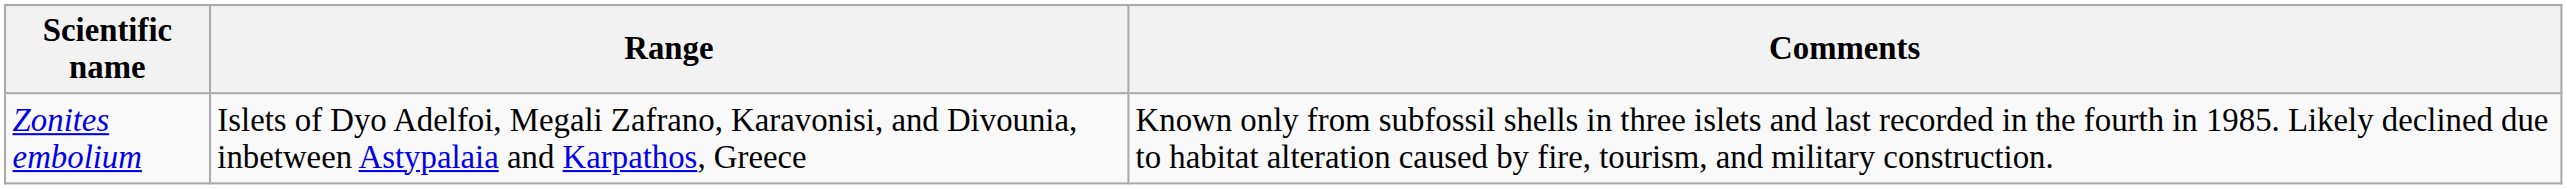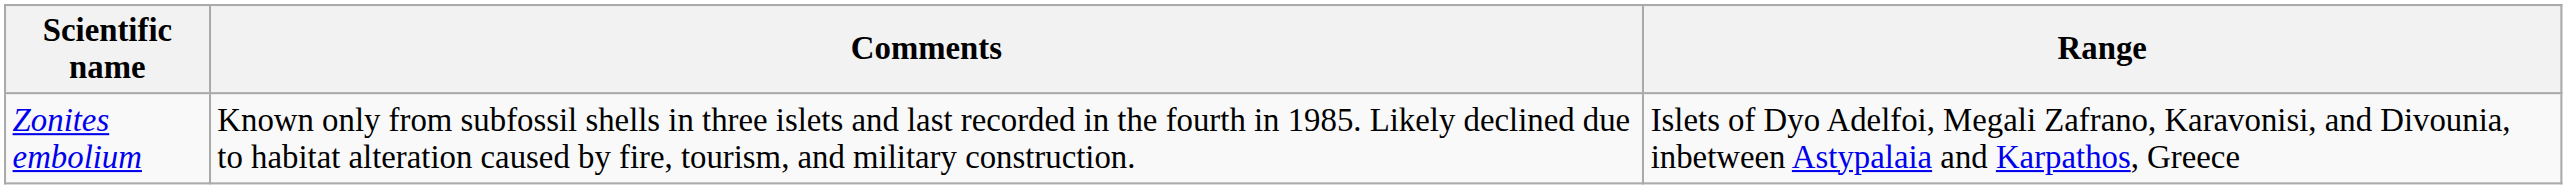columns swapped: (669, 48) <-> (1845, 48)
